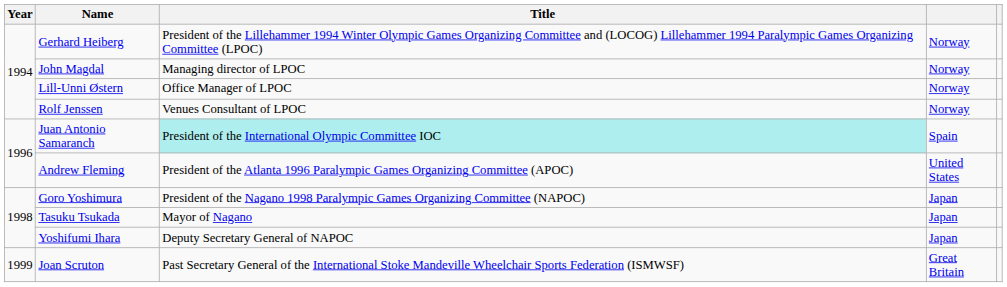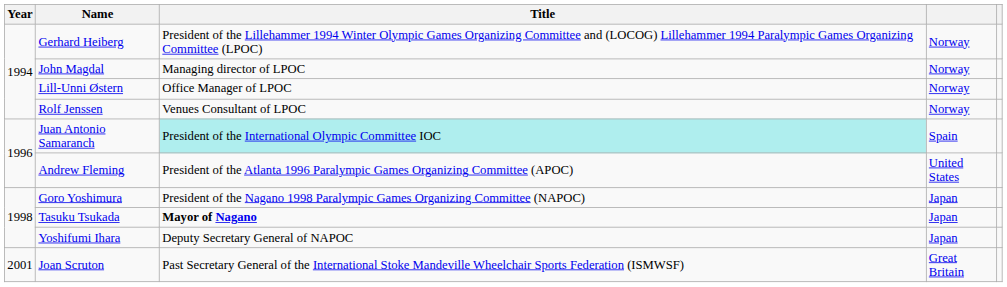(207, 217) normal -> (210, 217) bold
(20, 264) 1999 -> (20, 264) 2001
